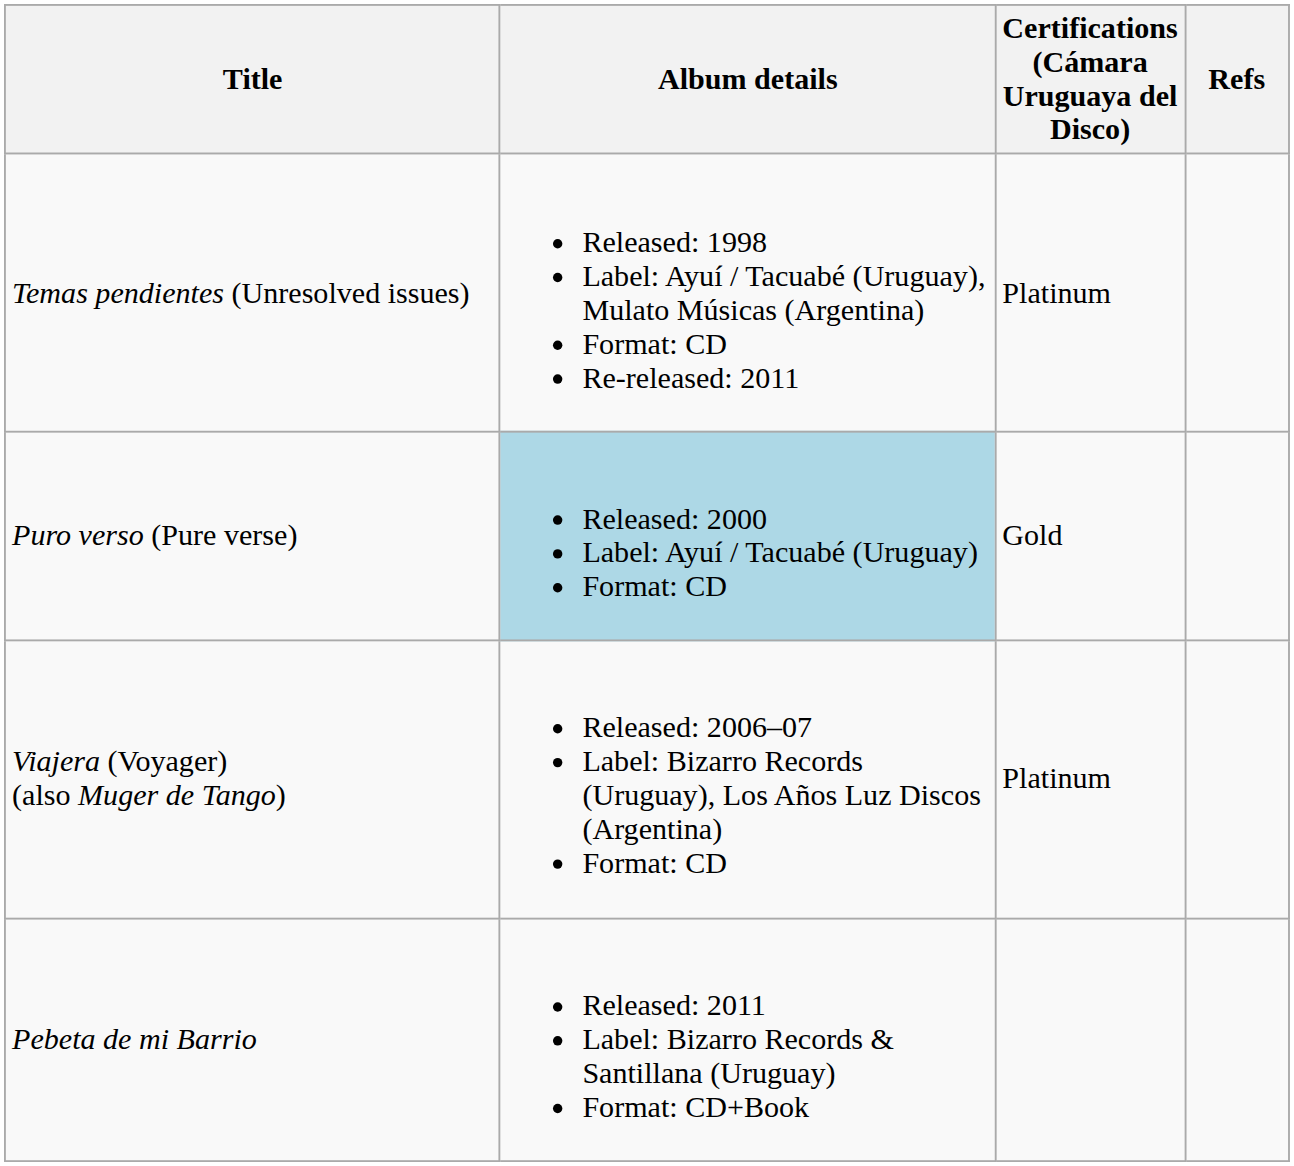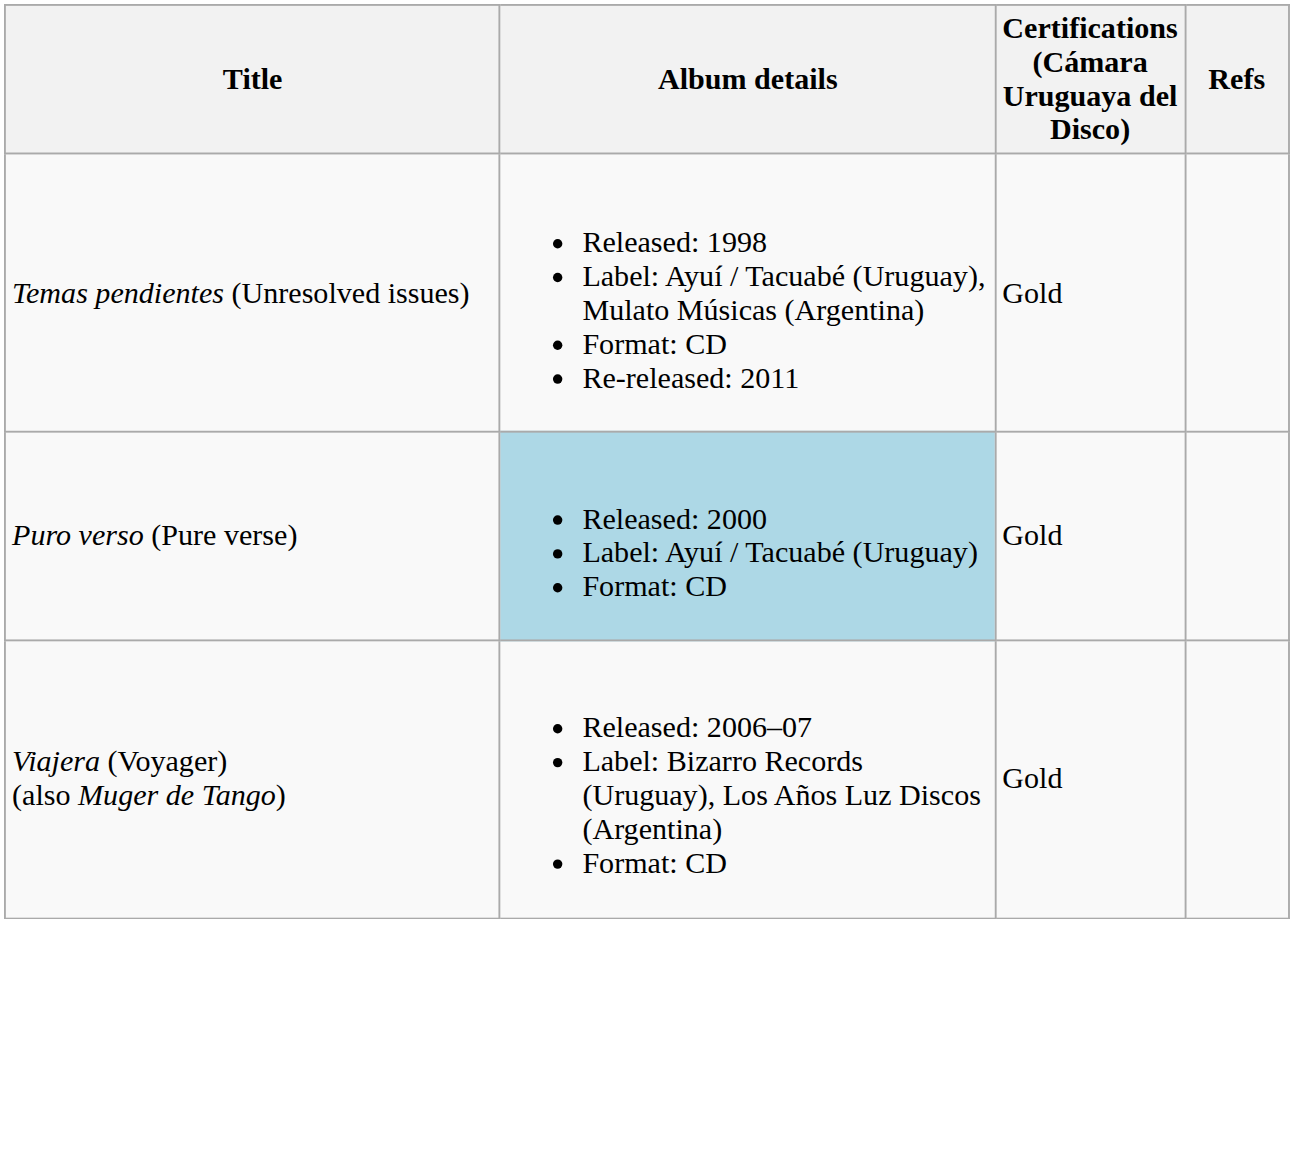(1057, 292) Platinum -> (1032, 292) Gold
(1057, 778) Platinum -> (1032, 778) Gold
- row: (134, 1038)
